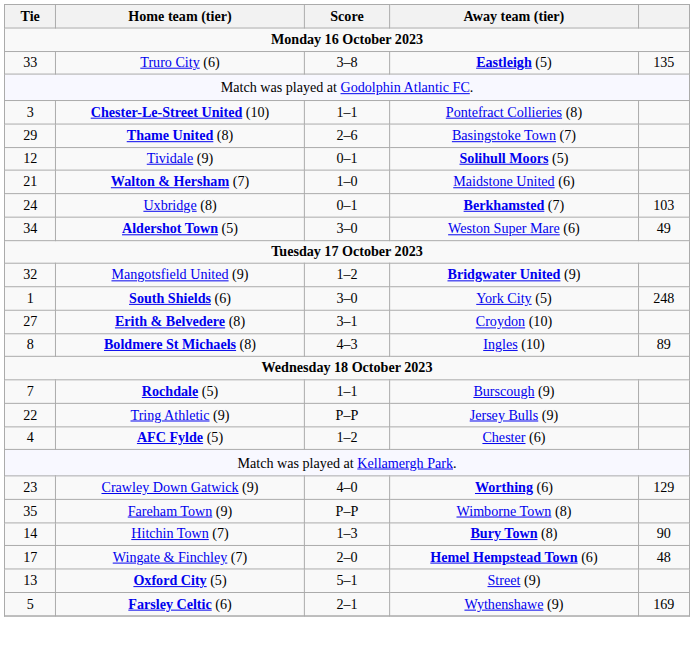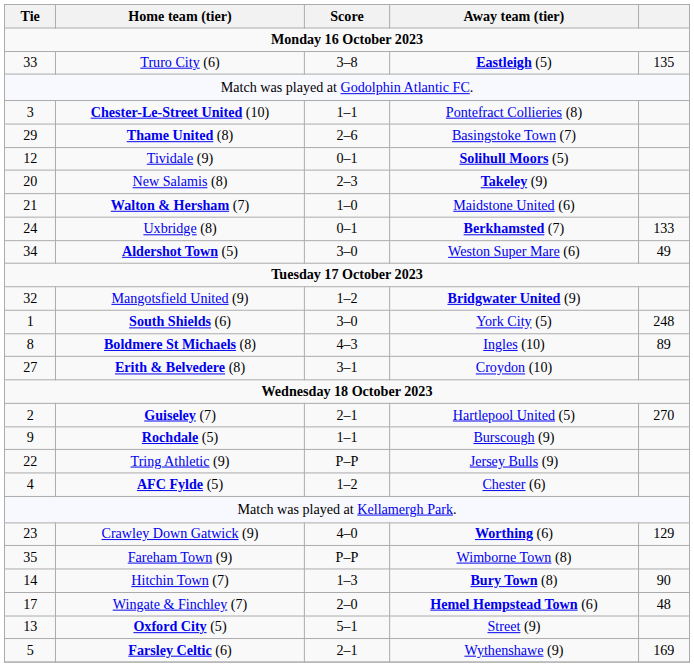+ row: (180, 182)
(664, 205) 103 -> (664, 228) 133
rows swapped: (180, 345) <-> (180, 322)
+ row: (180, 415)
(30, 391) 7 -> (30, 438) 9
